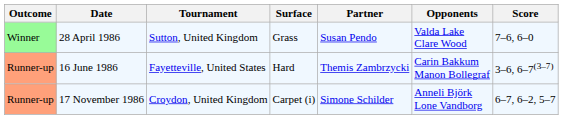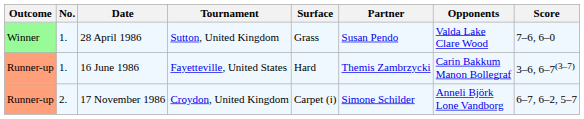+ column: (67, 12)
